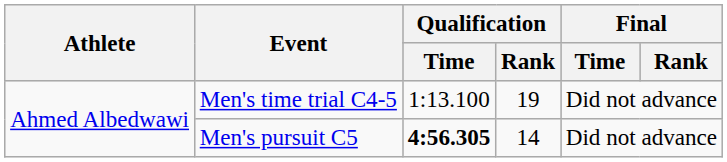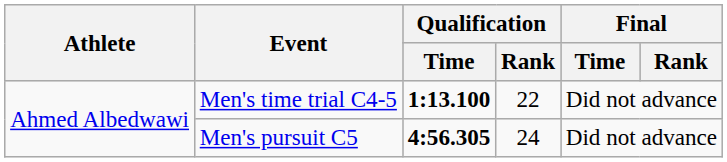(449, 99) normal -> (449, 99) bold
(528, 99) 19 -> (528, 99) 22
(528, 138) 14 -> (528, 138) 24
